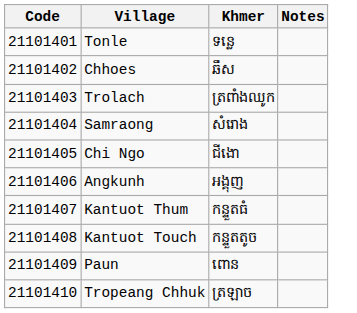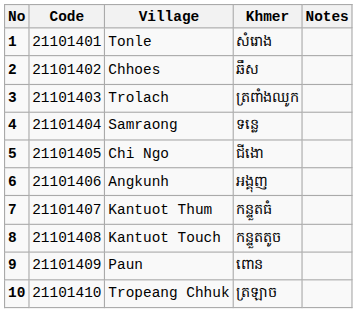+ column: (17, 16)
(223, 42) ទន្លេ -> (254, 42) សំរោង
(230, 126) សំរោង -> (248, 126) ទន្លេ
